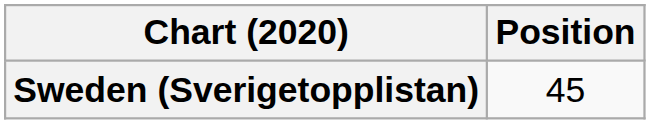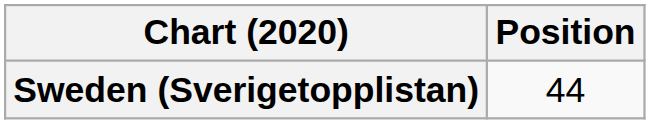(566, 88) 45 -> (566, 88) 44
